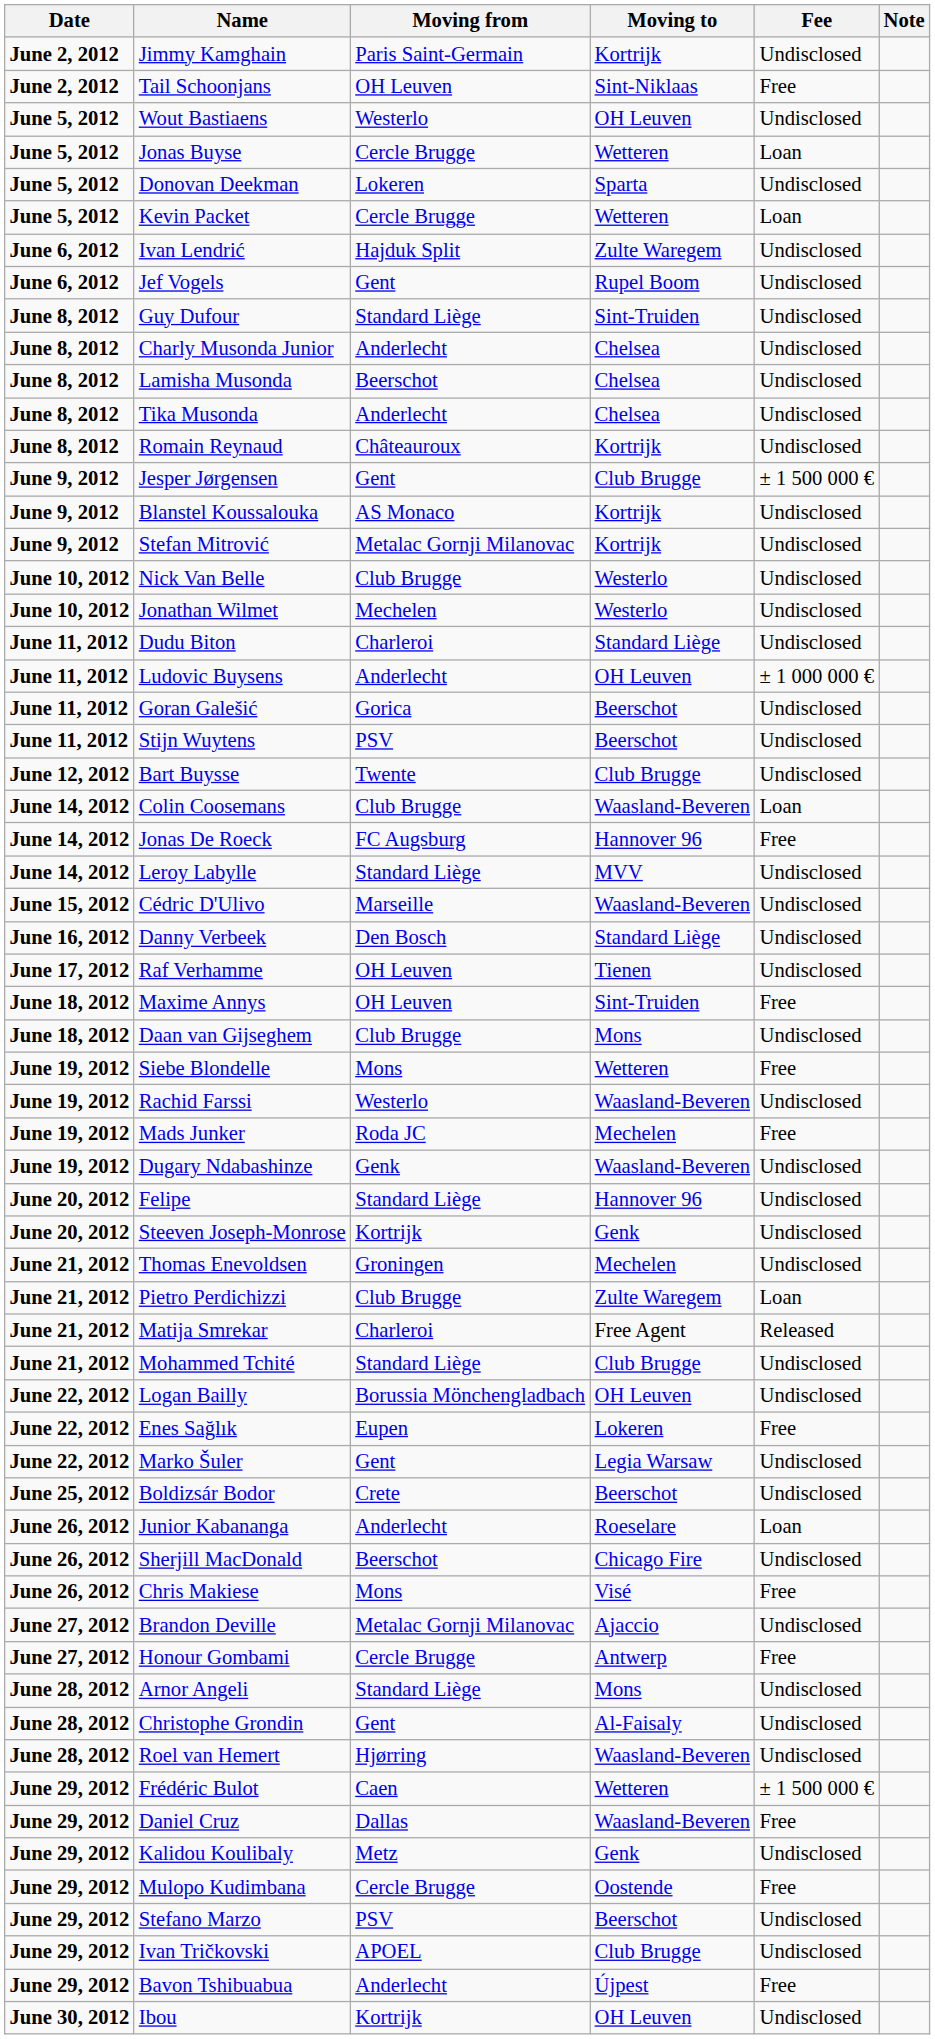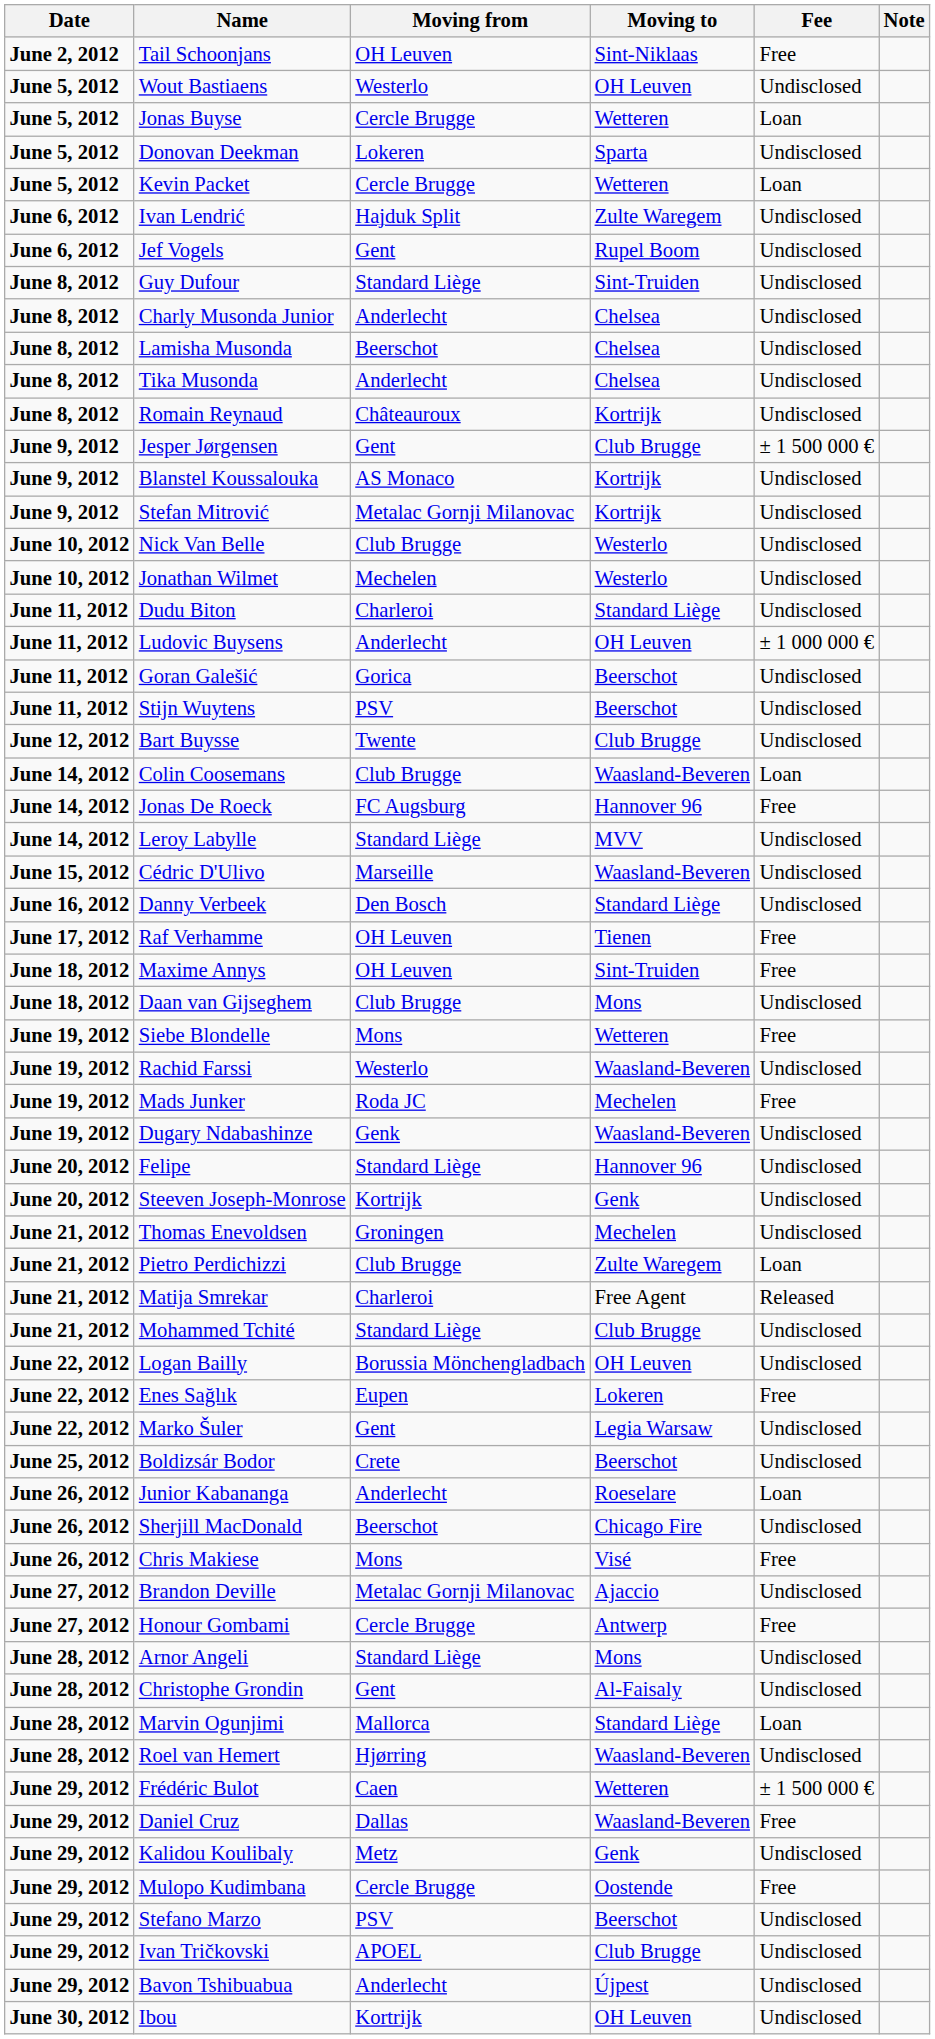- row: (212, 53)
(811, 970) Undisclosed -> (778, 937) Free
+ row: (211, 1723)
(778, 1984) Free -> (811, 1984) Undisclosed
